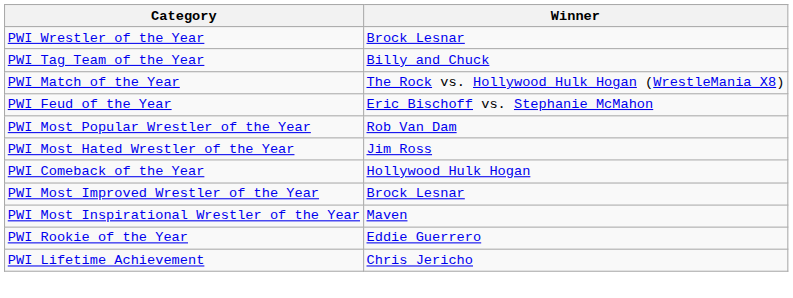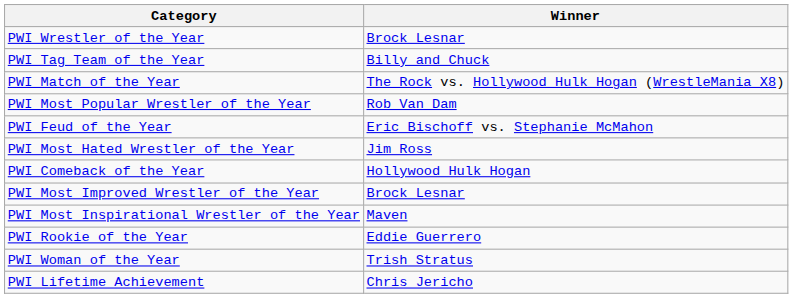rows swapped: (90, 105) <-> (159, 127)
+ row: (94, 260)
